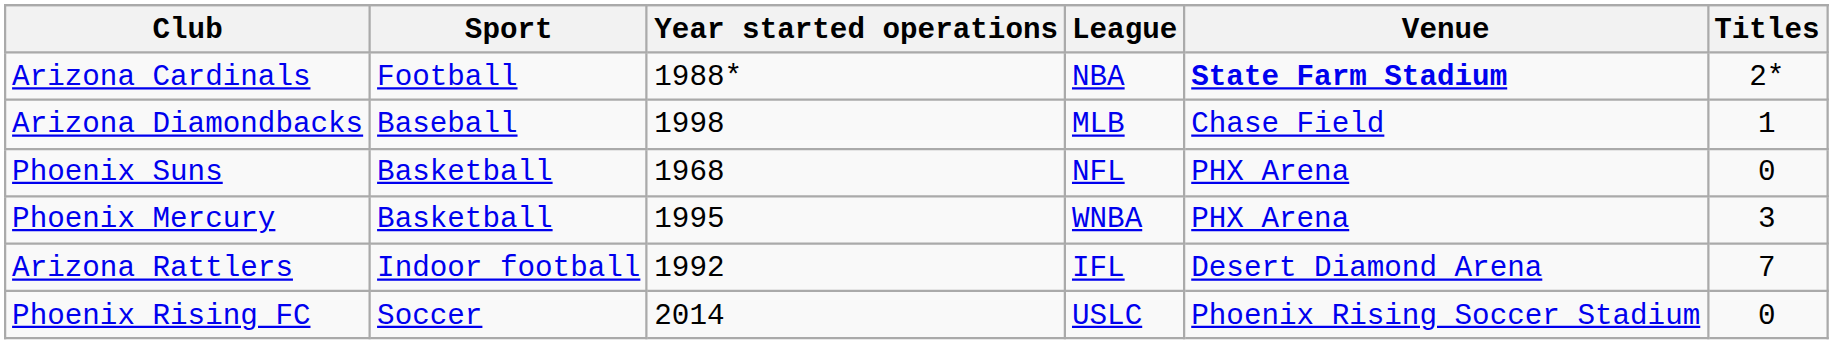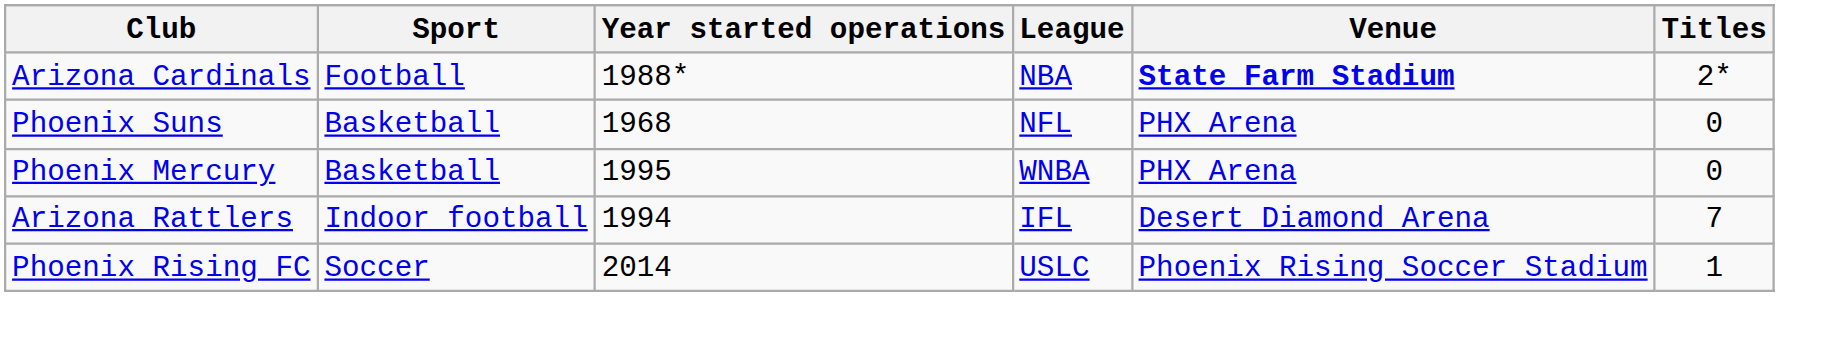- row: (188, 124)
(1767, 220) 3 -> (1714, 172) 0
(689, 267) 1992 -> (637, 220) 1994
(1767, 315) 0 -> (1714, 267) 1
